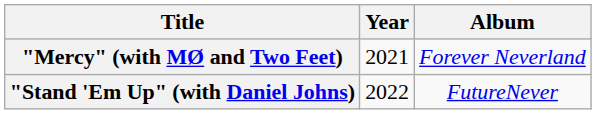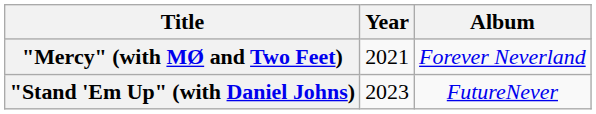(387, 91) 2022 -> (387, 91) 2023
